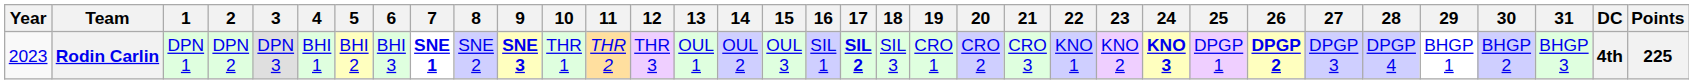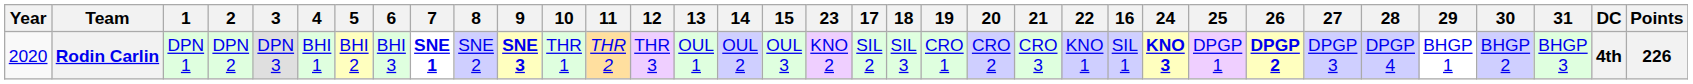columns swapped: (823, 18) <-> (1120, 18)
(28, 55) 2023 -> (28, 55) 2020
(858, 55) bold -> (869, 55) normal
(1658, 55) 225 -> (1657, 55) 226
